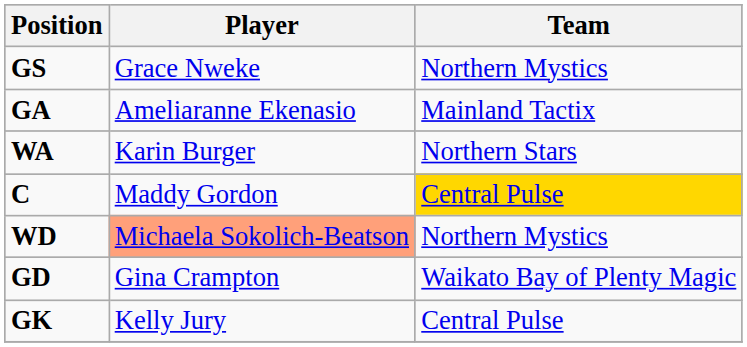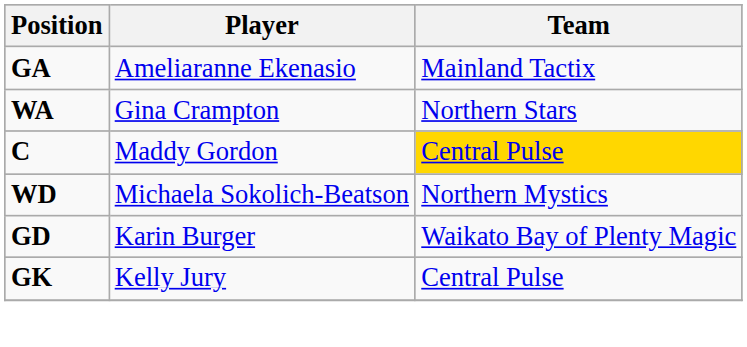- row: (29, 67)
(185, 151) Karin Burger -> (197, 109) Gina Crampton
(262, 236) lightsalmon background -> (262, 194) no background
(197, 278) Gina Crampton -> (185, 236) Karin Burger
